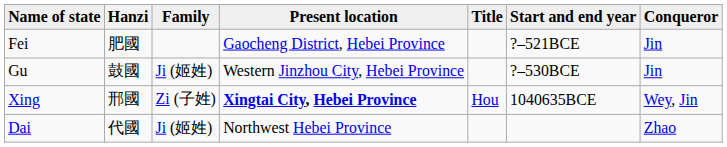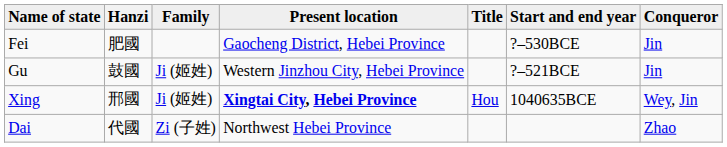(545, 43) ?–521BCE -> (545, 43) ?–530BCE
(545, 71) ?–530BCE -> (545, 71) ?–521BCE
(186, 99) Zi (子姓) -> (184, 99) Ji (姬姓)
(184, 127) Ji (姬姓) -> (186, 127) Zi (子姓)
